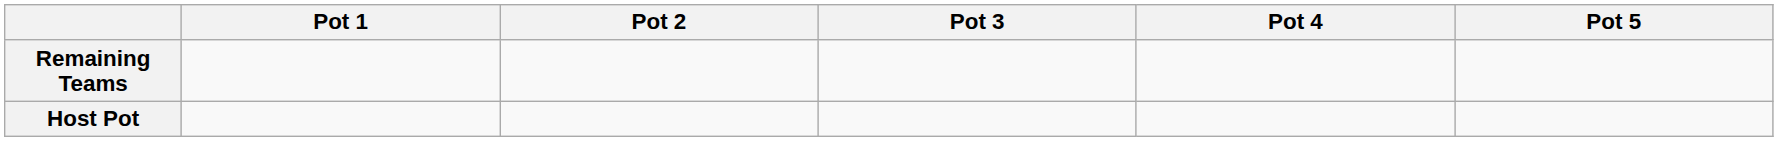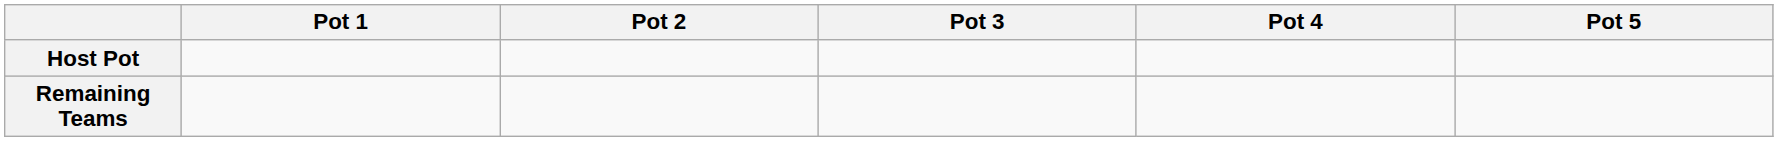rows swapped: (93, 118) <-> (93, 70)
